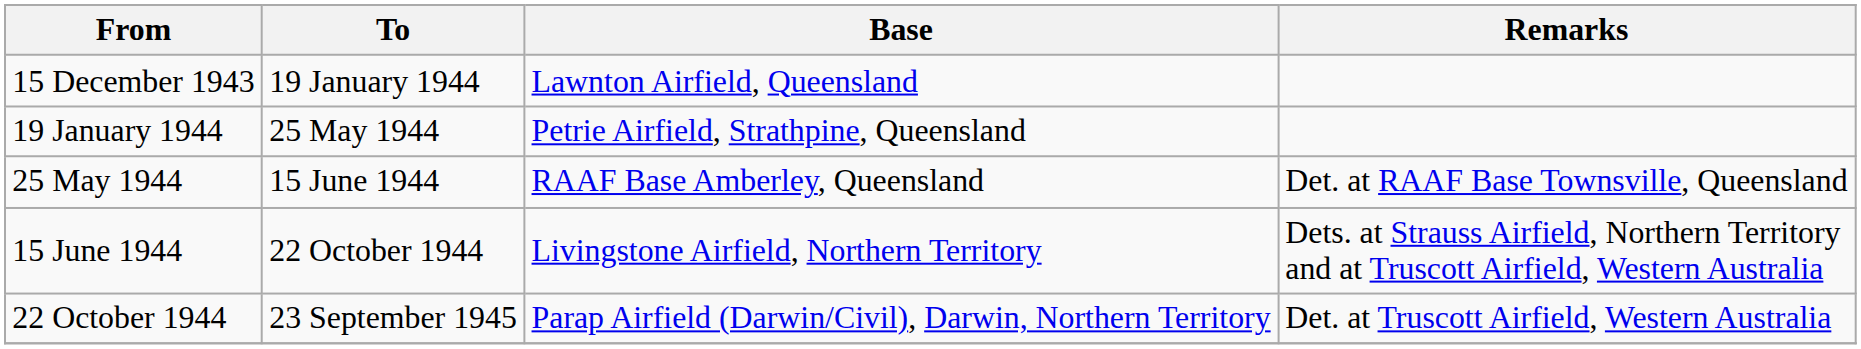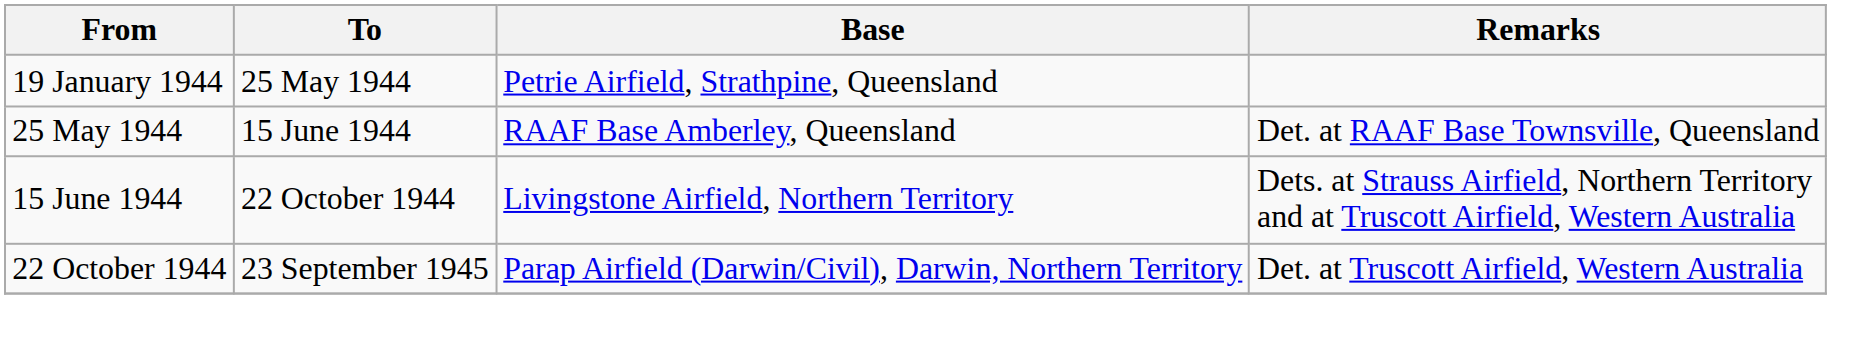- row: (133, 80)
